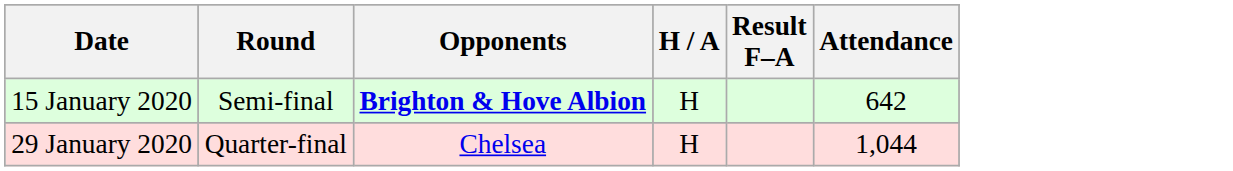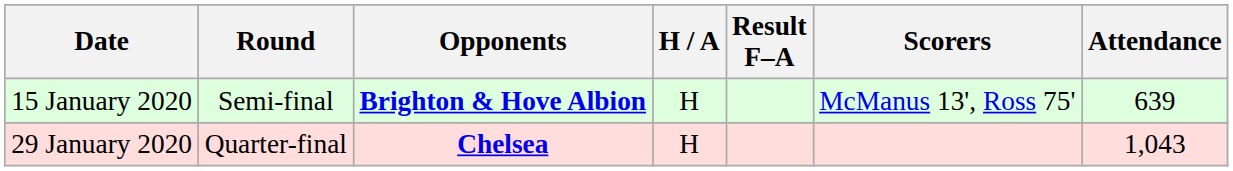+ column: (947, 41)
(886, 100) 642 -> (1155, 100) 639
(503, 143) normal -> (503, 143) bold
(886, 143) 1,044 -> (1155, 143) 1,043
